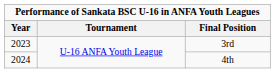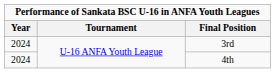(21, 44) 2023 -> (21, 44) 2024
